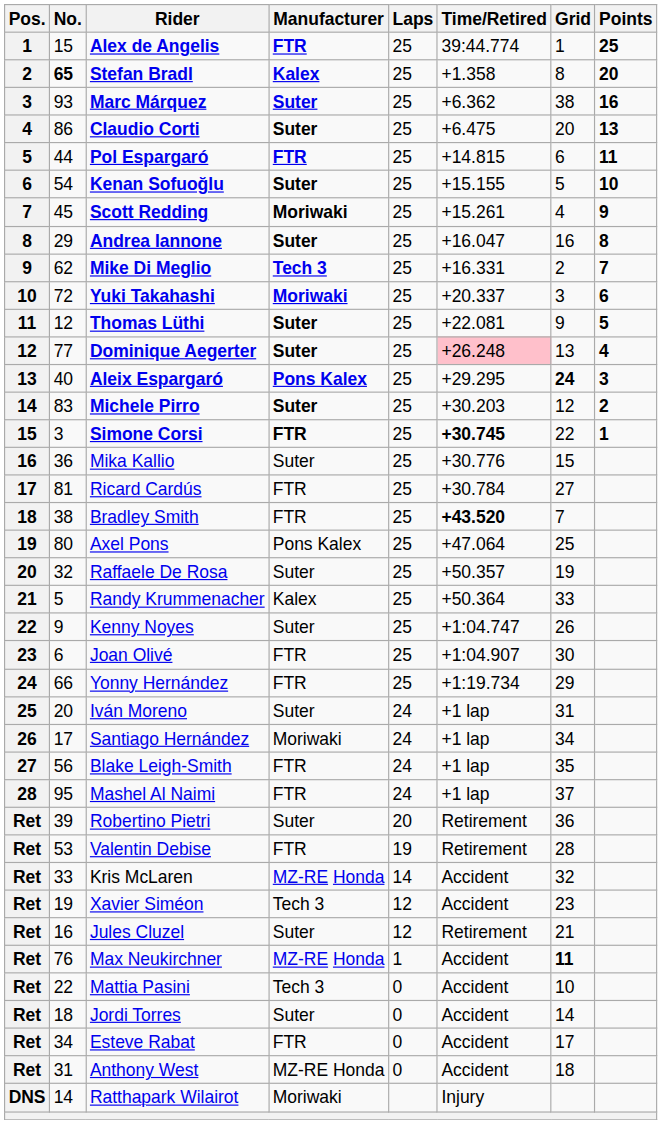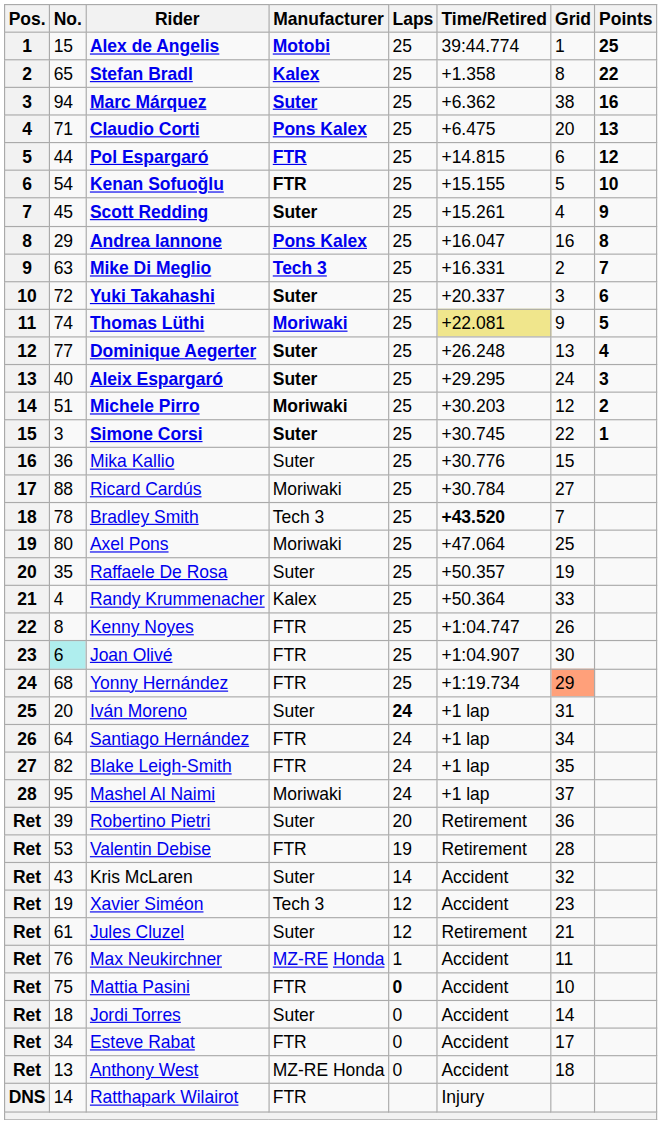(290, 46) FTR -> (301, 46) Motobi
(63, 74) bold -> (63, 74) normal
(609, 74) 20 -> (609, 74) 22
(63, 102) 93 -> (63, 102) 94
(63, 129) 86 -> (63, 129) 71
(295, 129) Suter -> (320, 129) Pons Kalex
(608, 157) 11 -> (609, 157) 12
(295, 185) Suter -> (290, 185) FTR
(310, 212) Moriwaki -> (295, 212) Suter
(295, 240) Suter -> (320, 240) Pons Kalex
(63, 268) 62 -> (63, 268) 63
(310, 295) Moriwaki -> (295, 295) Suter
(63, 323) 12 -> (63, 323) 74
(295, 323) Suter -> (310, 323) Moriwaki
(473, 323) no background -> (473, 323) khaki background
(473, 351) pink background -> (473, 351) no background
(320, 378) Pons Kalex -> (295, 378) Suter
(565, 378) bold -> (565, 378) normal
(63, 406) 83 -> (63, 406) 51
(295, 406) Suter -> (310, 406) Moriwaki
(290, 434) FTR -> (295, 434) Suter
(473, 434) bold -> (473, 434) normal
(63, 489) 81 -> (63, 489) 88
(290, 489) FTR -> (307, 489) Moriwaki
(63, 517) 38 -> (63, 517) 78
(290, 517) FTR -> (299, 517) Tech 3
(317, 544) Pons Kalex -> (307, 544) Moriwaki
(63, 572) 32 -> (63, 572) 35
(59, 600) 5 -> (59, 600) 4
(59, 627) 9 -> (59, 627) 8
(294, 627) Suter -> (290, 627) FTR
(59, 655) no background -> (59, 655) paleturquoise background
(63, 683) 66 -> (63, 683) 68
(565, 683) no background -> (565, 683) lightsalmon background
(402, 710) normal -> (402, 710) bold
(63, 738) 17 -> (63, 738) 64
(307, 738) Moriwaki -> (290, 738) FTR
(63, 766) 56 -> (63, 766) 82
(290, 793) FTR -> (307, 793) Moriwaki
(63, 876) 33 -> (63, 876) 43
(329, 876) MZ-RE Honda -> (294, 876) Suter
(63, 932) 16 -> (63, 932) 61
(564, 959) bold -> (564, 959) normal
(63, 987) 22 -> (63, 987) 75
(299, 987) Tech 3 -> (290, 987) FTR
(397, 987) normal -> (397, 987) bold
(63, 1070) 31 -> (63, 1070) 13
(307, 1098) Moriwaki -> (290, 1098) FTR
